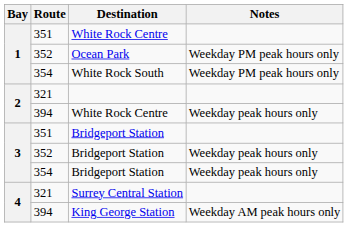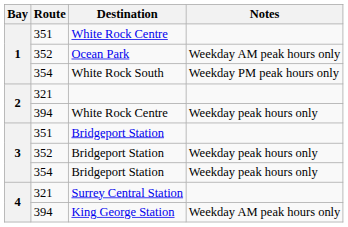(264, 53) Weekday PM peak hours only -> (265, 53) Weekday AM peak hours only
